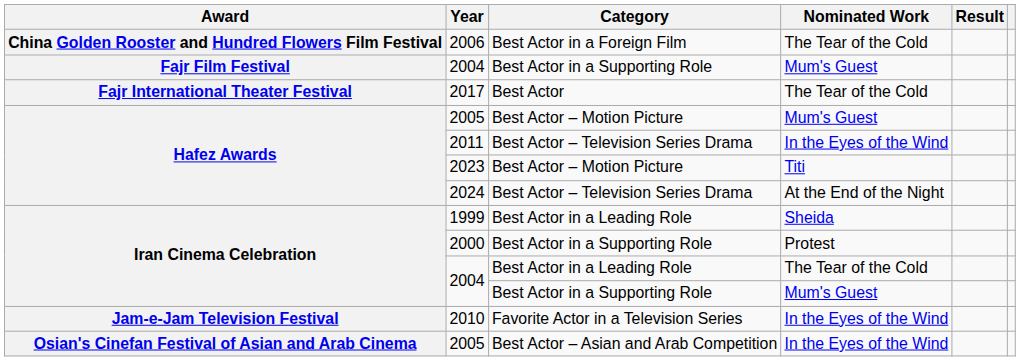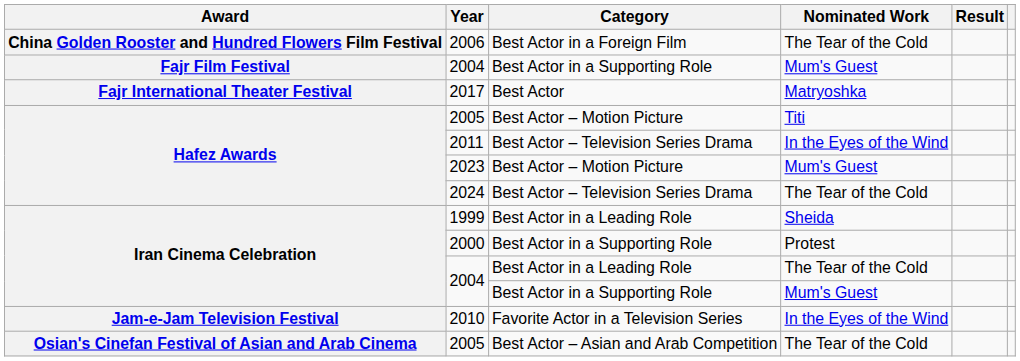(856, 92) The Tear of the Cold -> (825, 92) Matryoshka
(831, 117) Mum's Guest -> (795, 117) Titi
(795, 167) Titi -> (831, 167) Mum's Guest
(864, 192) At the End of the Night -> (856, 192) The Tear of the Cold
(866, 343) In the Eyes of the Wind -> (856, 343) The Tear of the Cold
